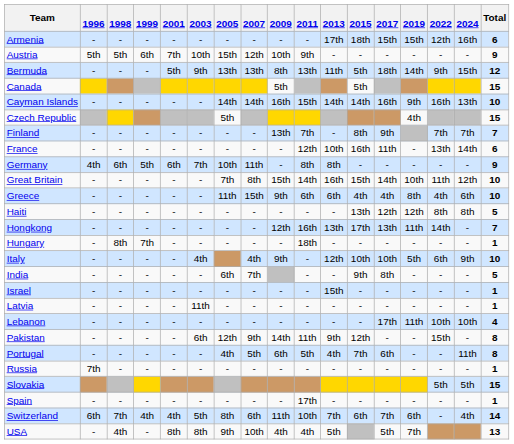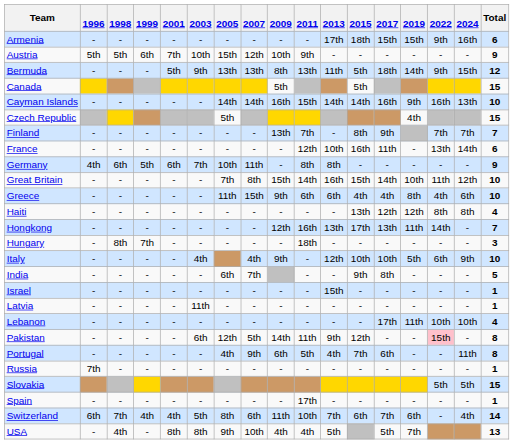(441, 39) 12th -> (441, 39) 9th
(495, 212) 5 -> (495, 212) 4
(495, 243) 1 -> (495, 243) 3
(254, 338) 9th -> (254, 338) 5th
(441, 338) no background -> (441, 338) pink background
(254, 353) 5th -> (254, 353) 9th
